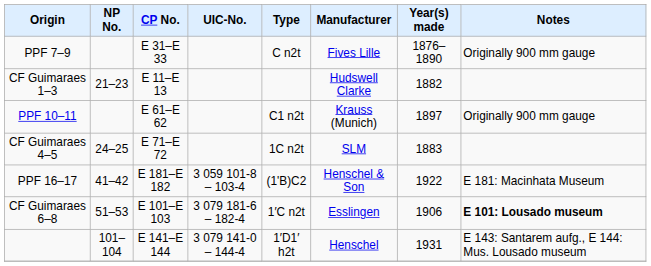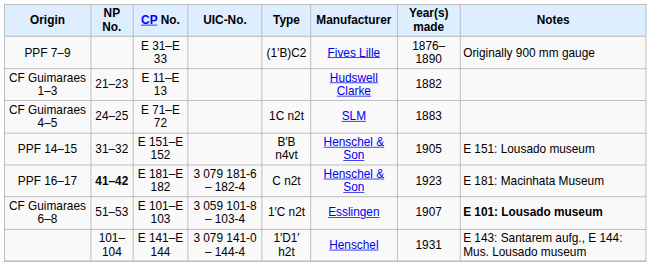(286, 52) C n2t -> (286, 52) (1'B)C2
- row: (47, 116)
+ row: (47, 148)
(112, 181) normal -> (112, 181) bold
(225, 181) 3 059 101-8 – 103-4 -> (225, 181) 3 079 181-6 – 182-4
(286, 181) (1'B)C2 -> (286, 181) C n2t
(429, 181) 1922 -> (429, 181) 1923
(225, 213) 3 079 181-6 – 182-4 -> (225, 213) 3 059 101-8 – 103-4
(429, 213) 1906 -> (429, 213) 1907
